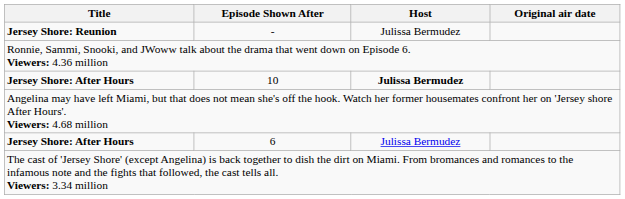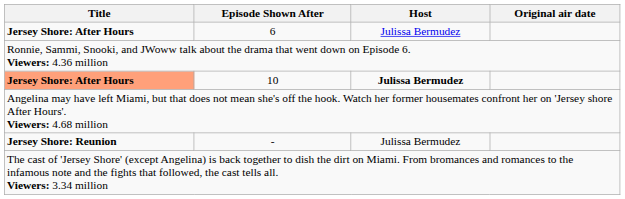rows swapped: (273, 141) <-> (273, 31)
(70, 80) no background -> (70, 80) lightsalmon background
